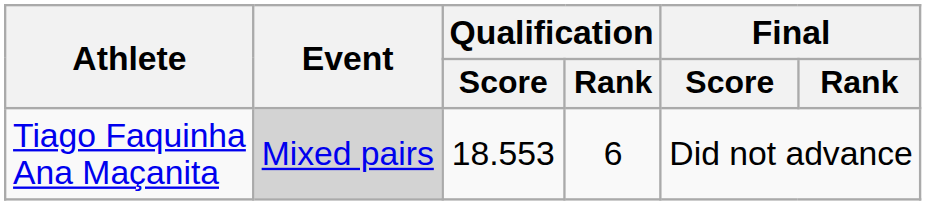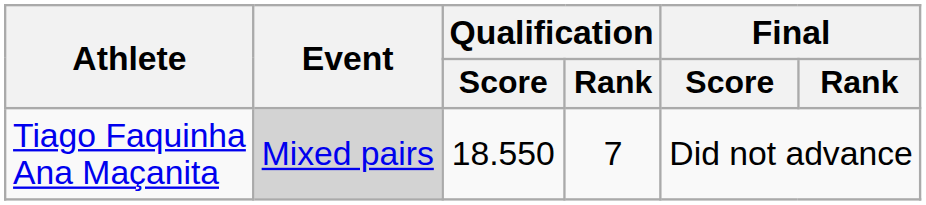(503, 154) 18.553 -> (503, 154) 18.550
(613, 154) 6 -> (613, 154) 7
